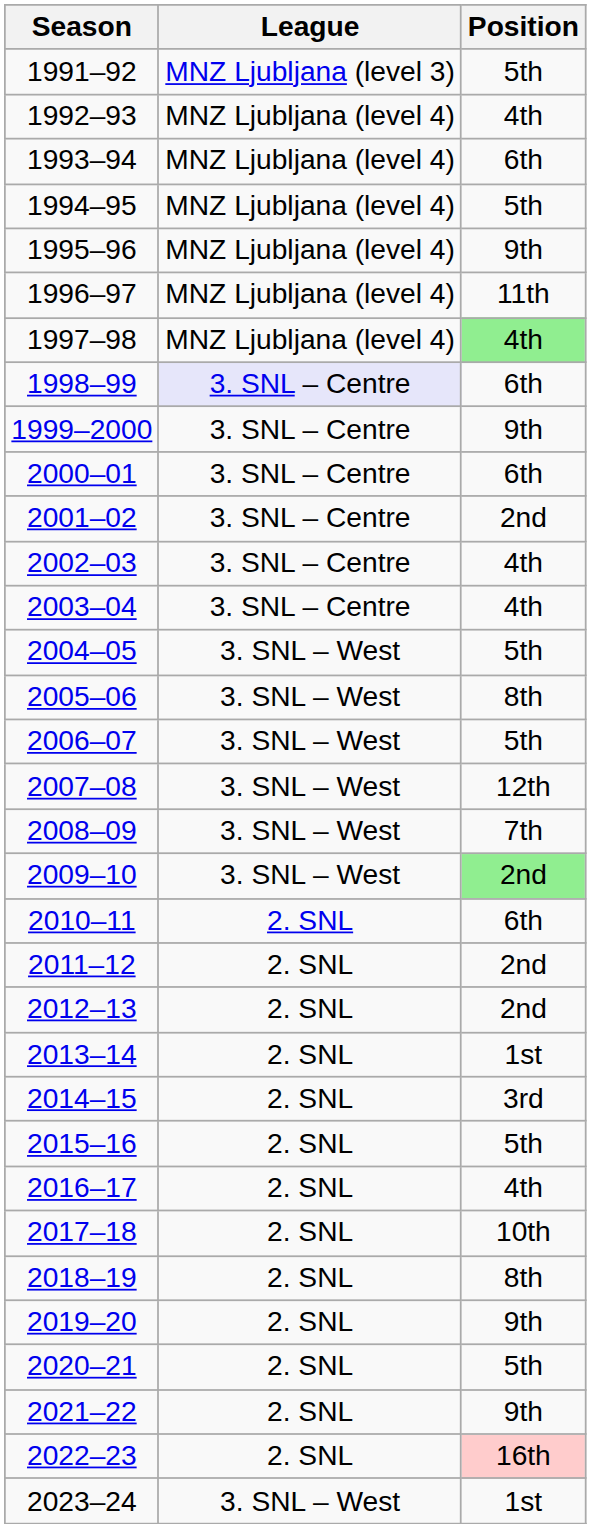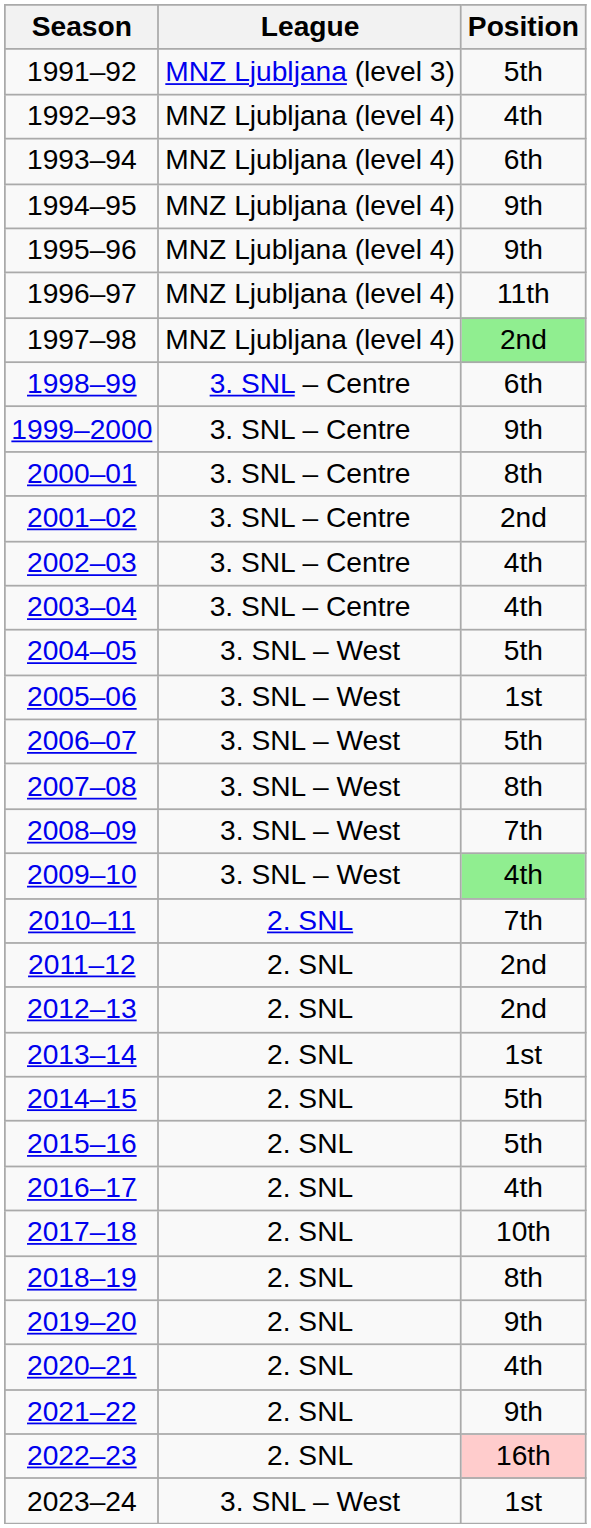(523, 205) 5th -> (523, 205) 9th
(523, 339) 4th -> (523, 339) 2nd
(310, 384) lavender background -> (310, 384) no background
(523, 473) 6th -> (523, 473) 8th
(523, 696) 8th -> (523, 696) 1st
(523, 786) 12th -> (523, 786) 8th
(523, 875) 2nd -> (523, 875) 4th
(523, 920) 6th -> (523, 920) 7th
(523, 1098) 3rd -> (523, 1098) 5th
(523, 1366) 5th -> (523, 1366) 4th
